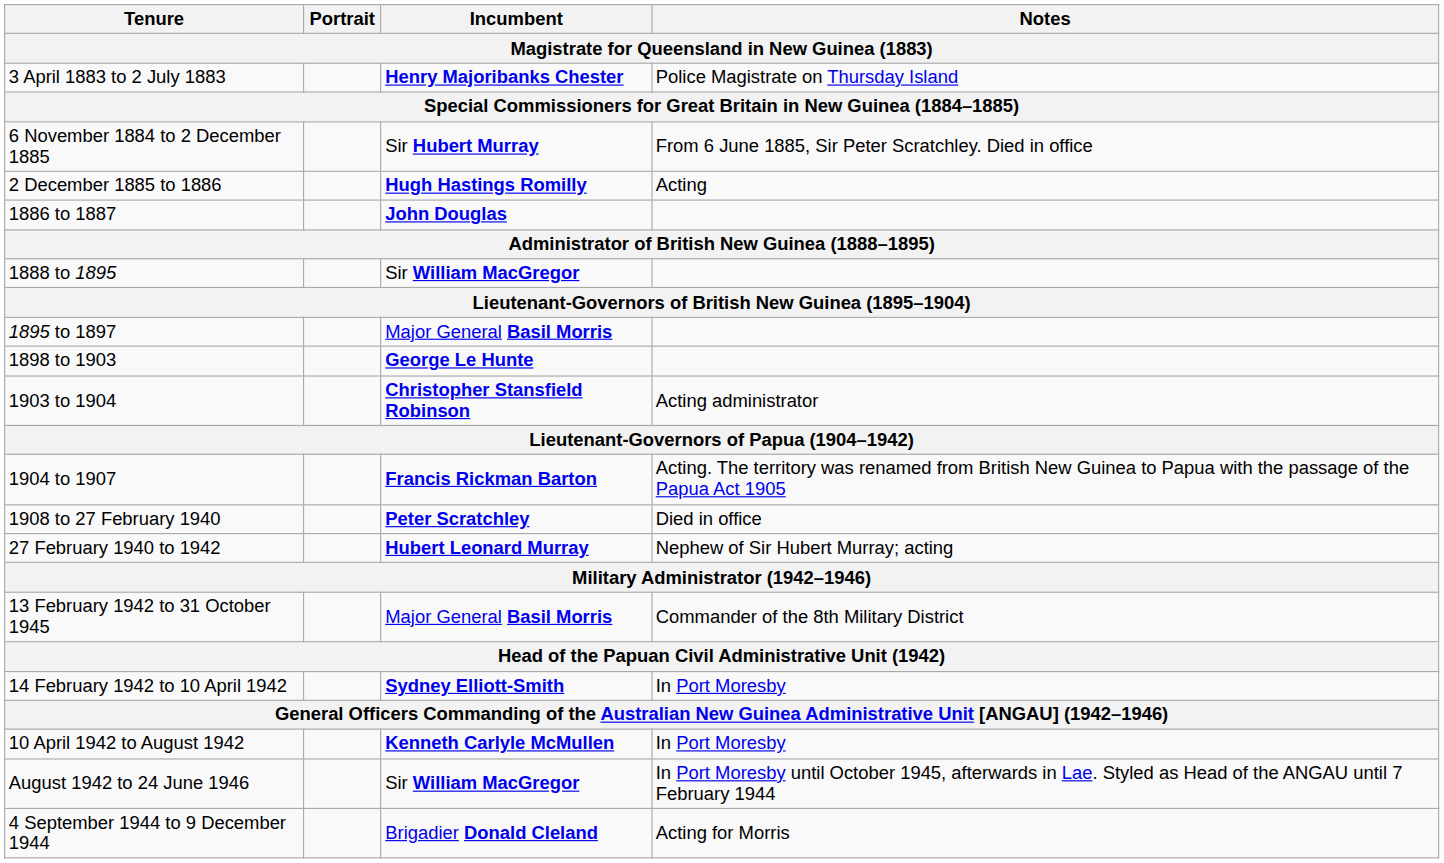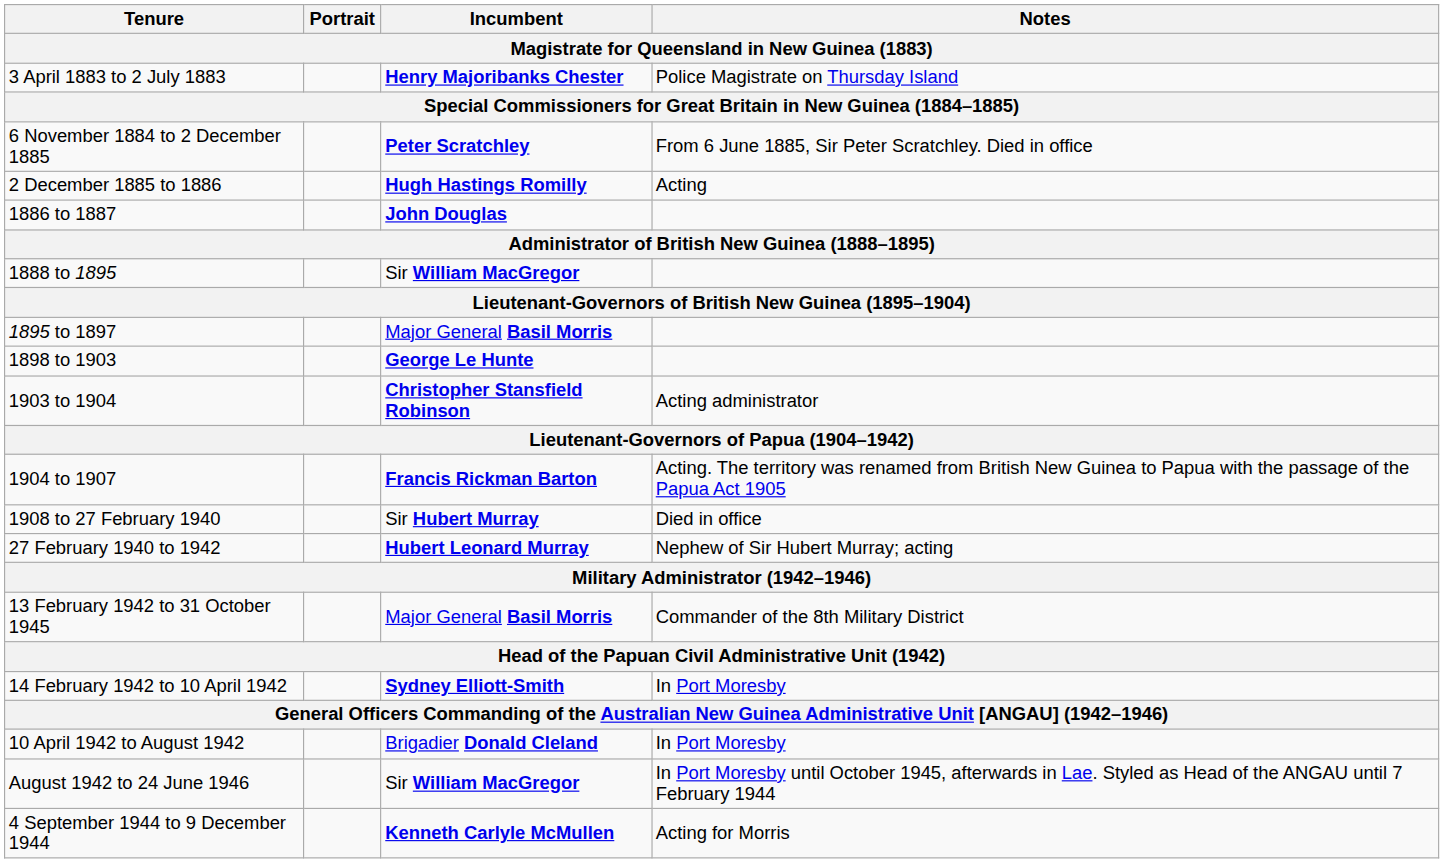(462, 146) Sir Hubert Murray -> (457, 146) Peter Scratchley
(457, 518) Peter Scratchley -> (462, 518) Sir Hubert Murray
(500, 743) Kenneth Carlyle McMullen -> (492, 743) Brigadier Donald Cleland
(492, 833) Brigadier Donald Cleland -> (500, 833) Kenneth Carlyle McMullen
